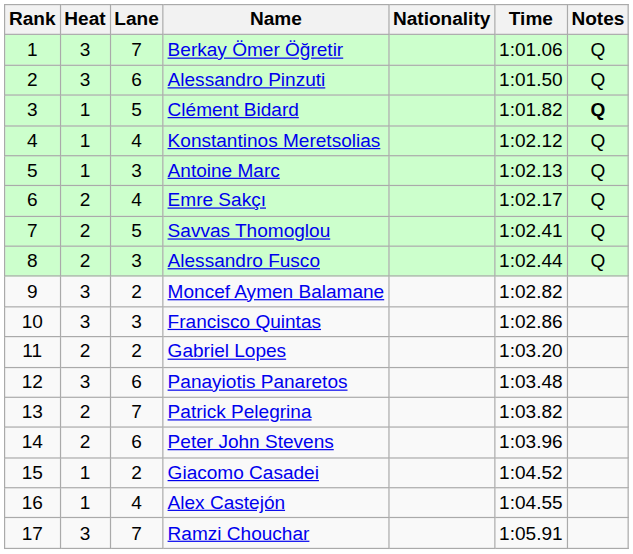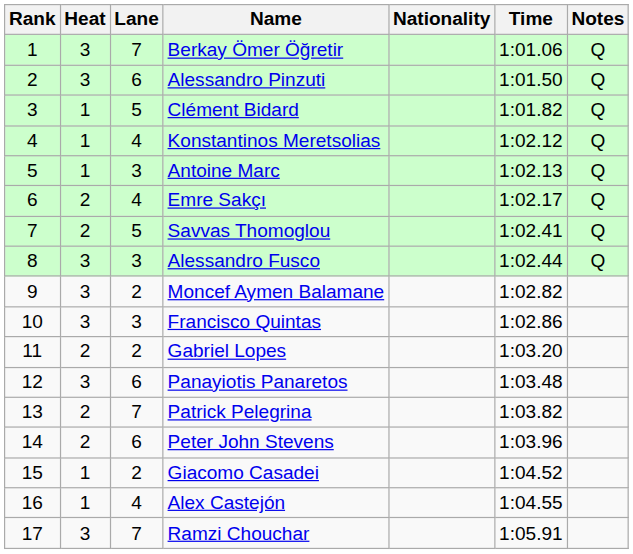(598, 110) bold -> (598, 110) normal
(85, 261) 2 -> (85, 261) 3
